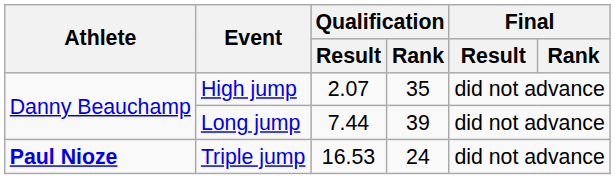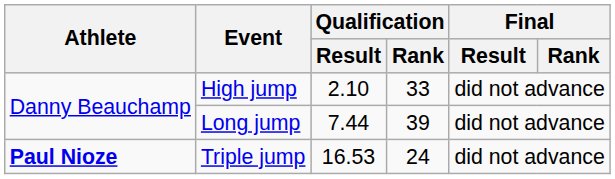(348, 89) 2.07 -> (348, 89) 2.10
(418, 89) 35 -> (418, 89) 33
